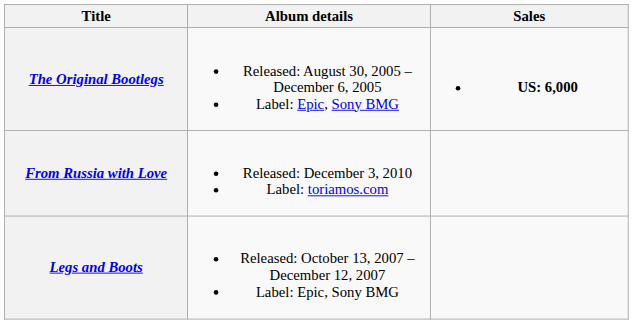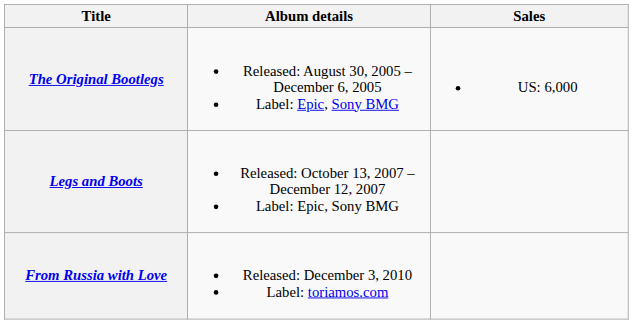(529, 87) bold -> (529, 87) normal
rows swapped: (96, 267) <-> (96, 173)
